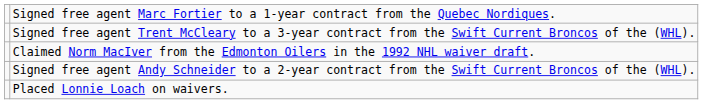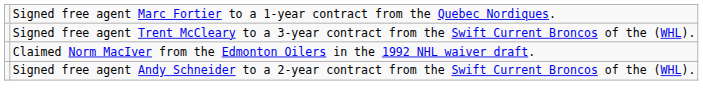- row: (121, 89)
